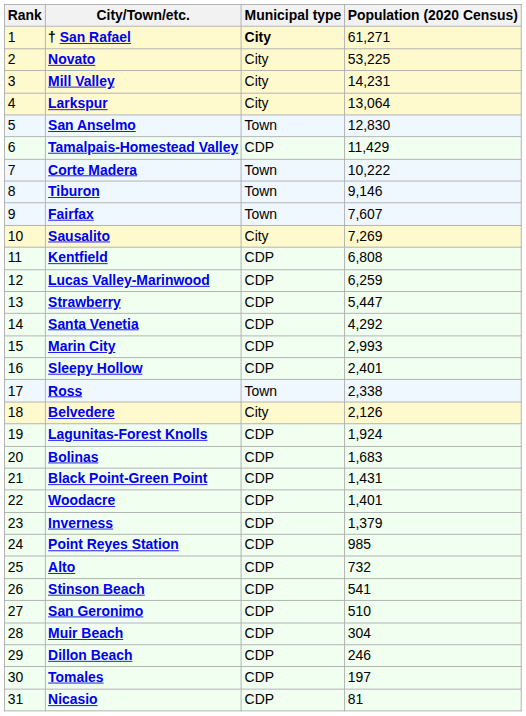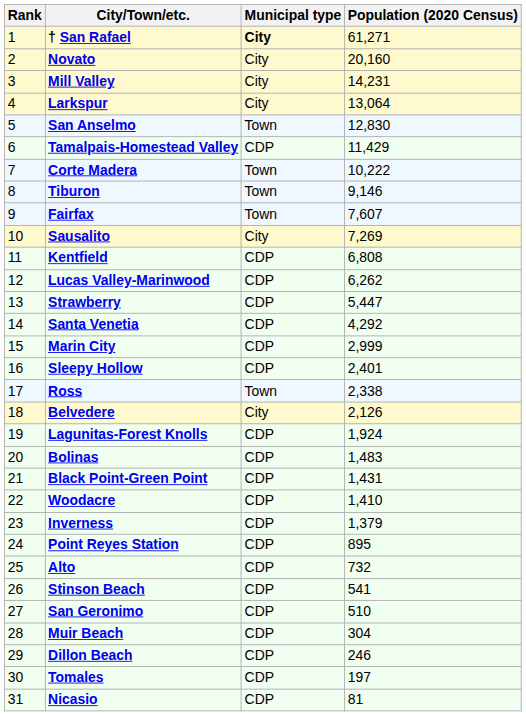(369, 59) 53,225 -> (369, 59) 20,160
(365, 280) 6,259 -> (365, 280) 6,262
(365, 346) 2,993 -> (365, 346) 2,999
(365, 457) 1,683 -> (365, 457) 1,483
(365, 501) 1,401 -> (365, 501) 1,410
(359, 545) 985 -> (359, 545) 895
